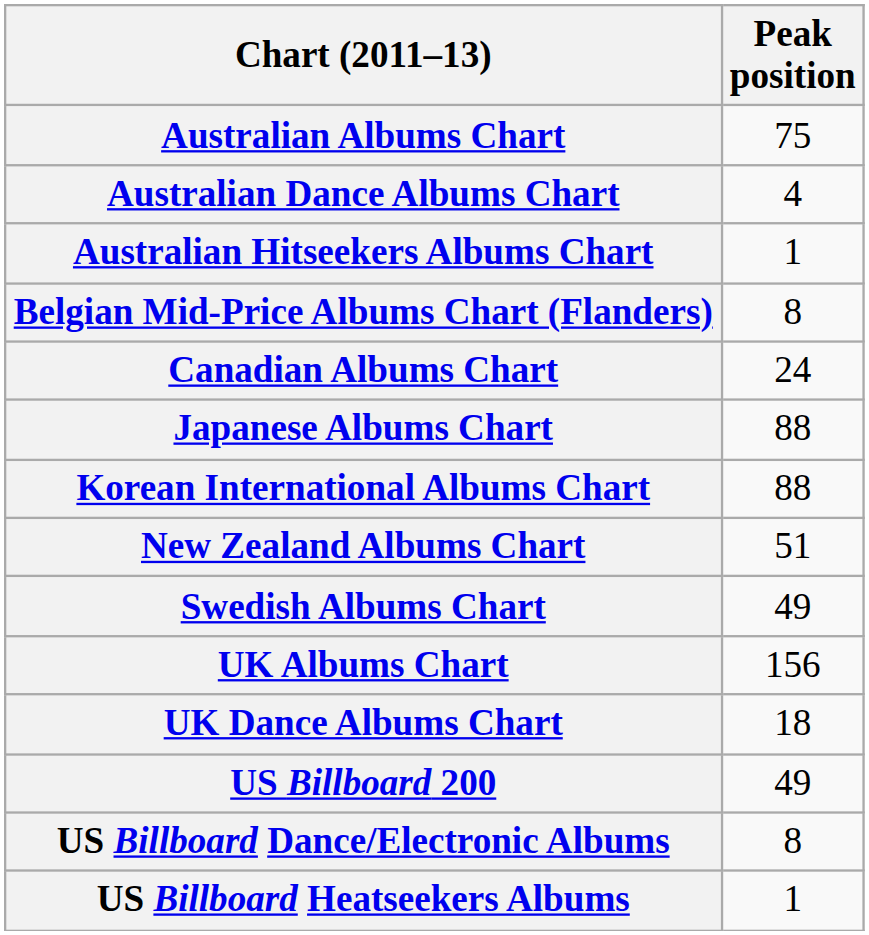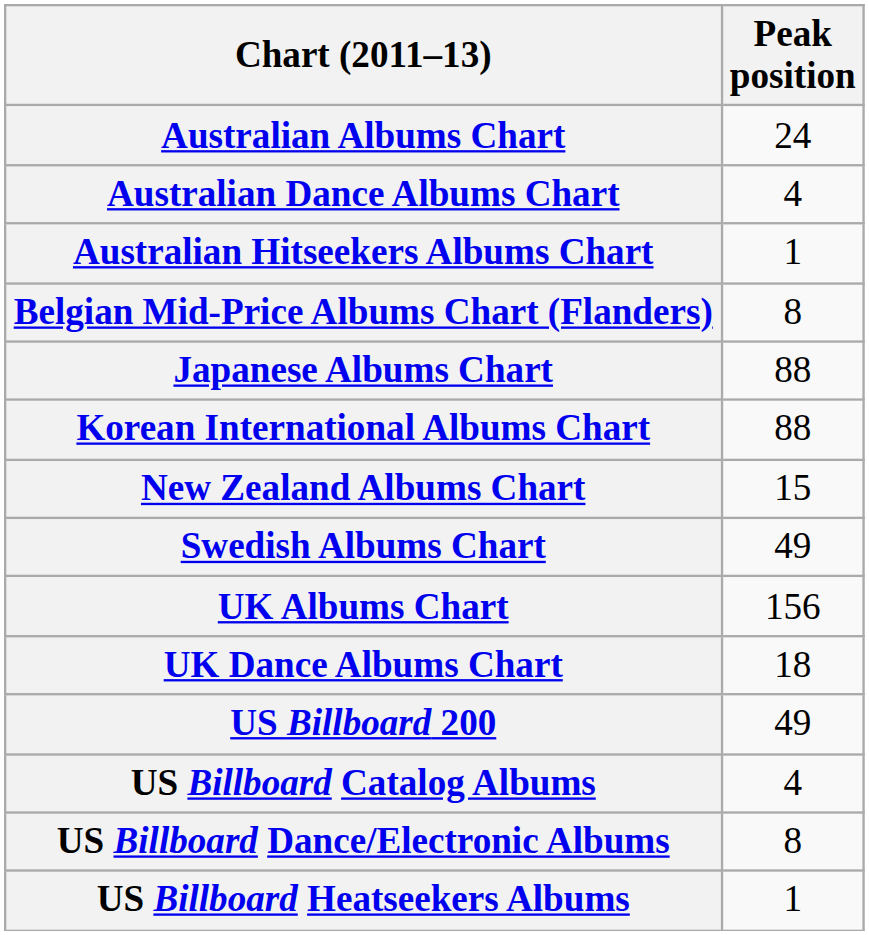(793, 134) 75 -> (793, 134) 24
- row: (363, 370)
(793, 546) 51 -> (793, 487) 15
+ row: (363, 782)
